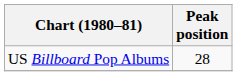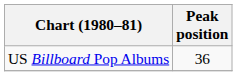(202, 58) 28 -> (202, 58) 36
